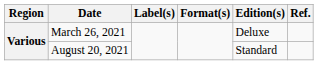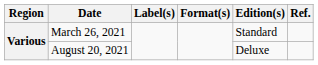(252, 32) Deluxe -> (256, 32) Standard
(256, 50) Standard -> (252, 50) Deluxe
